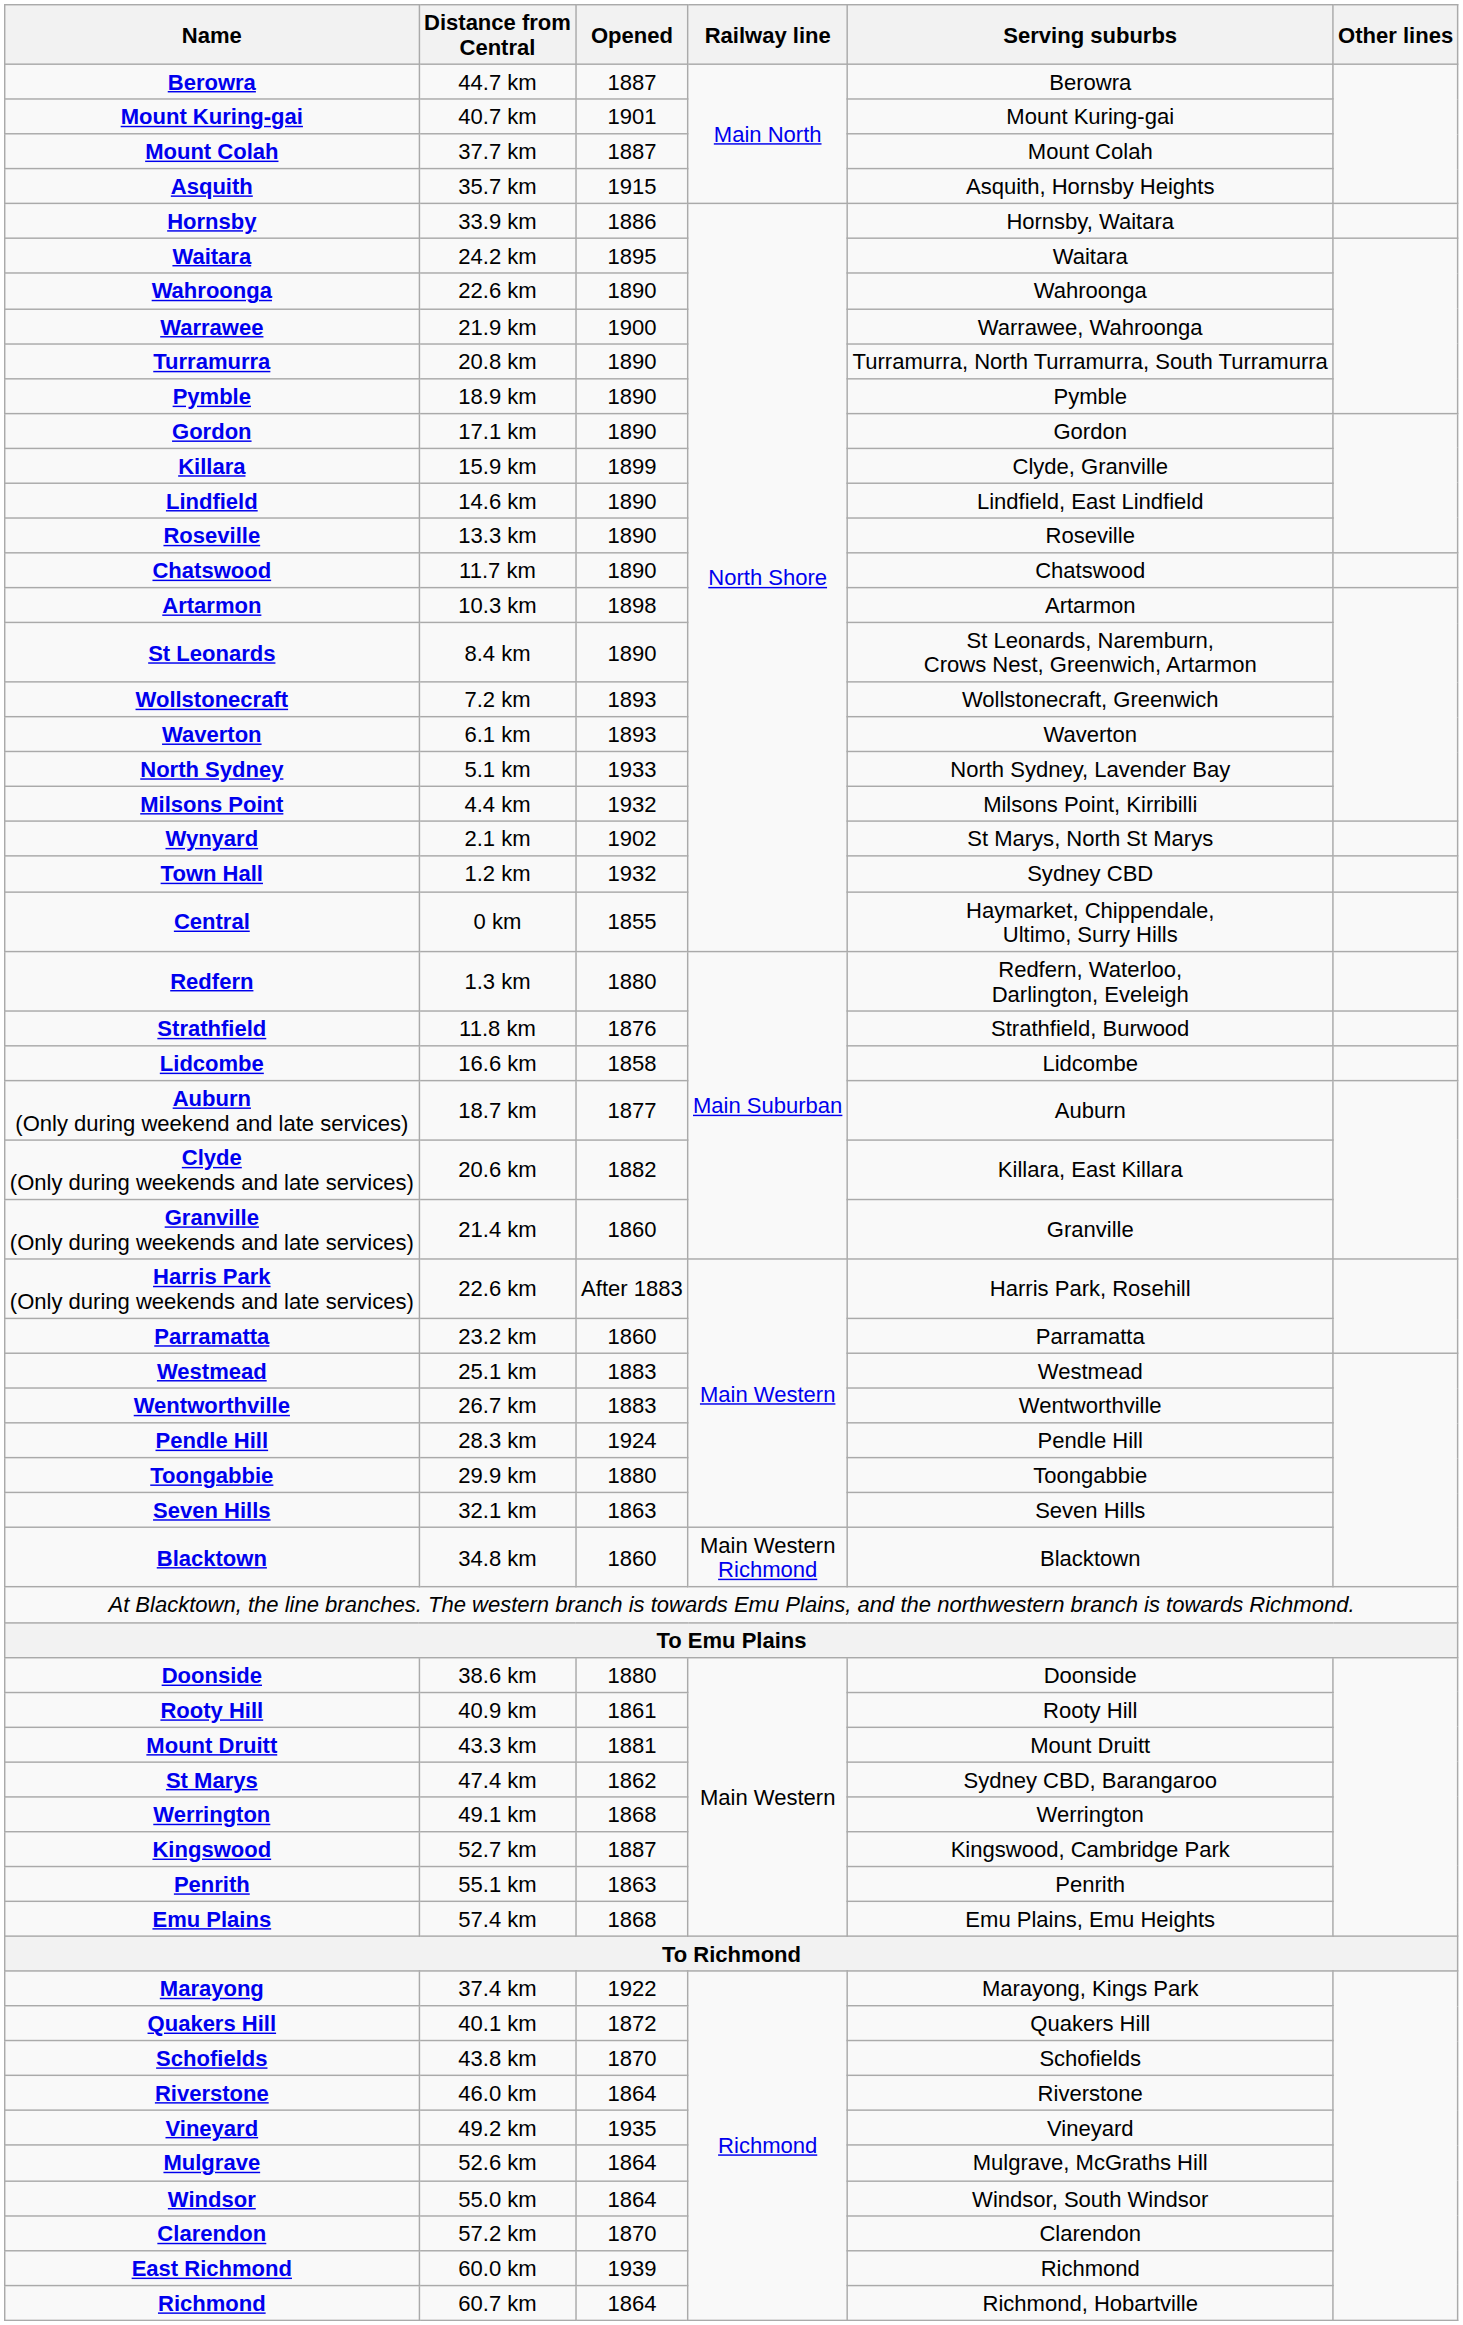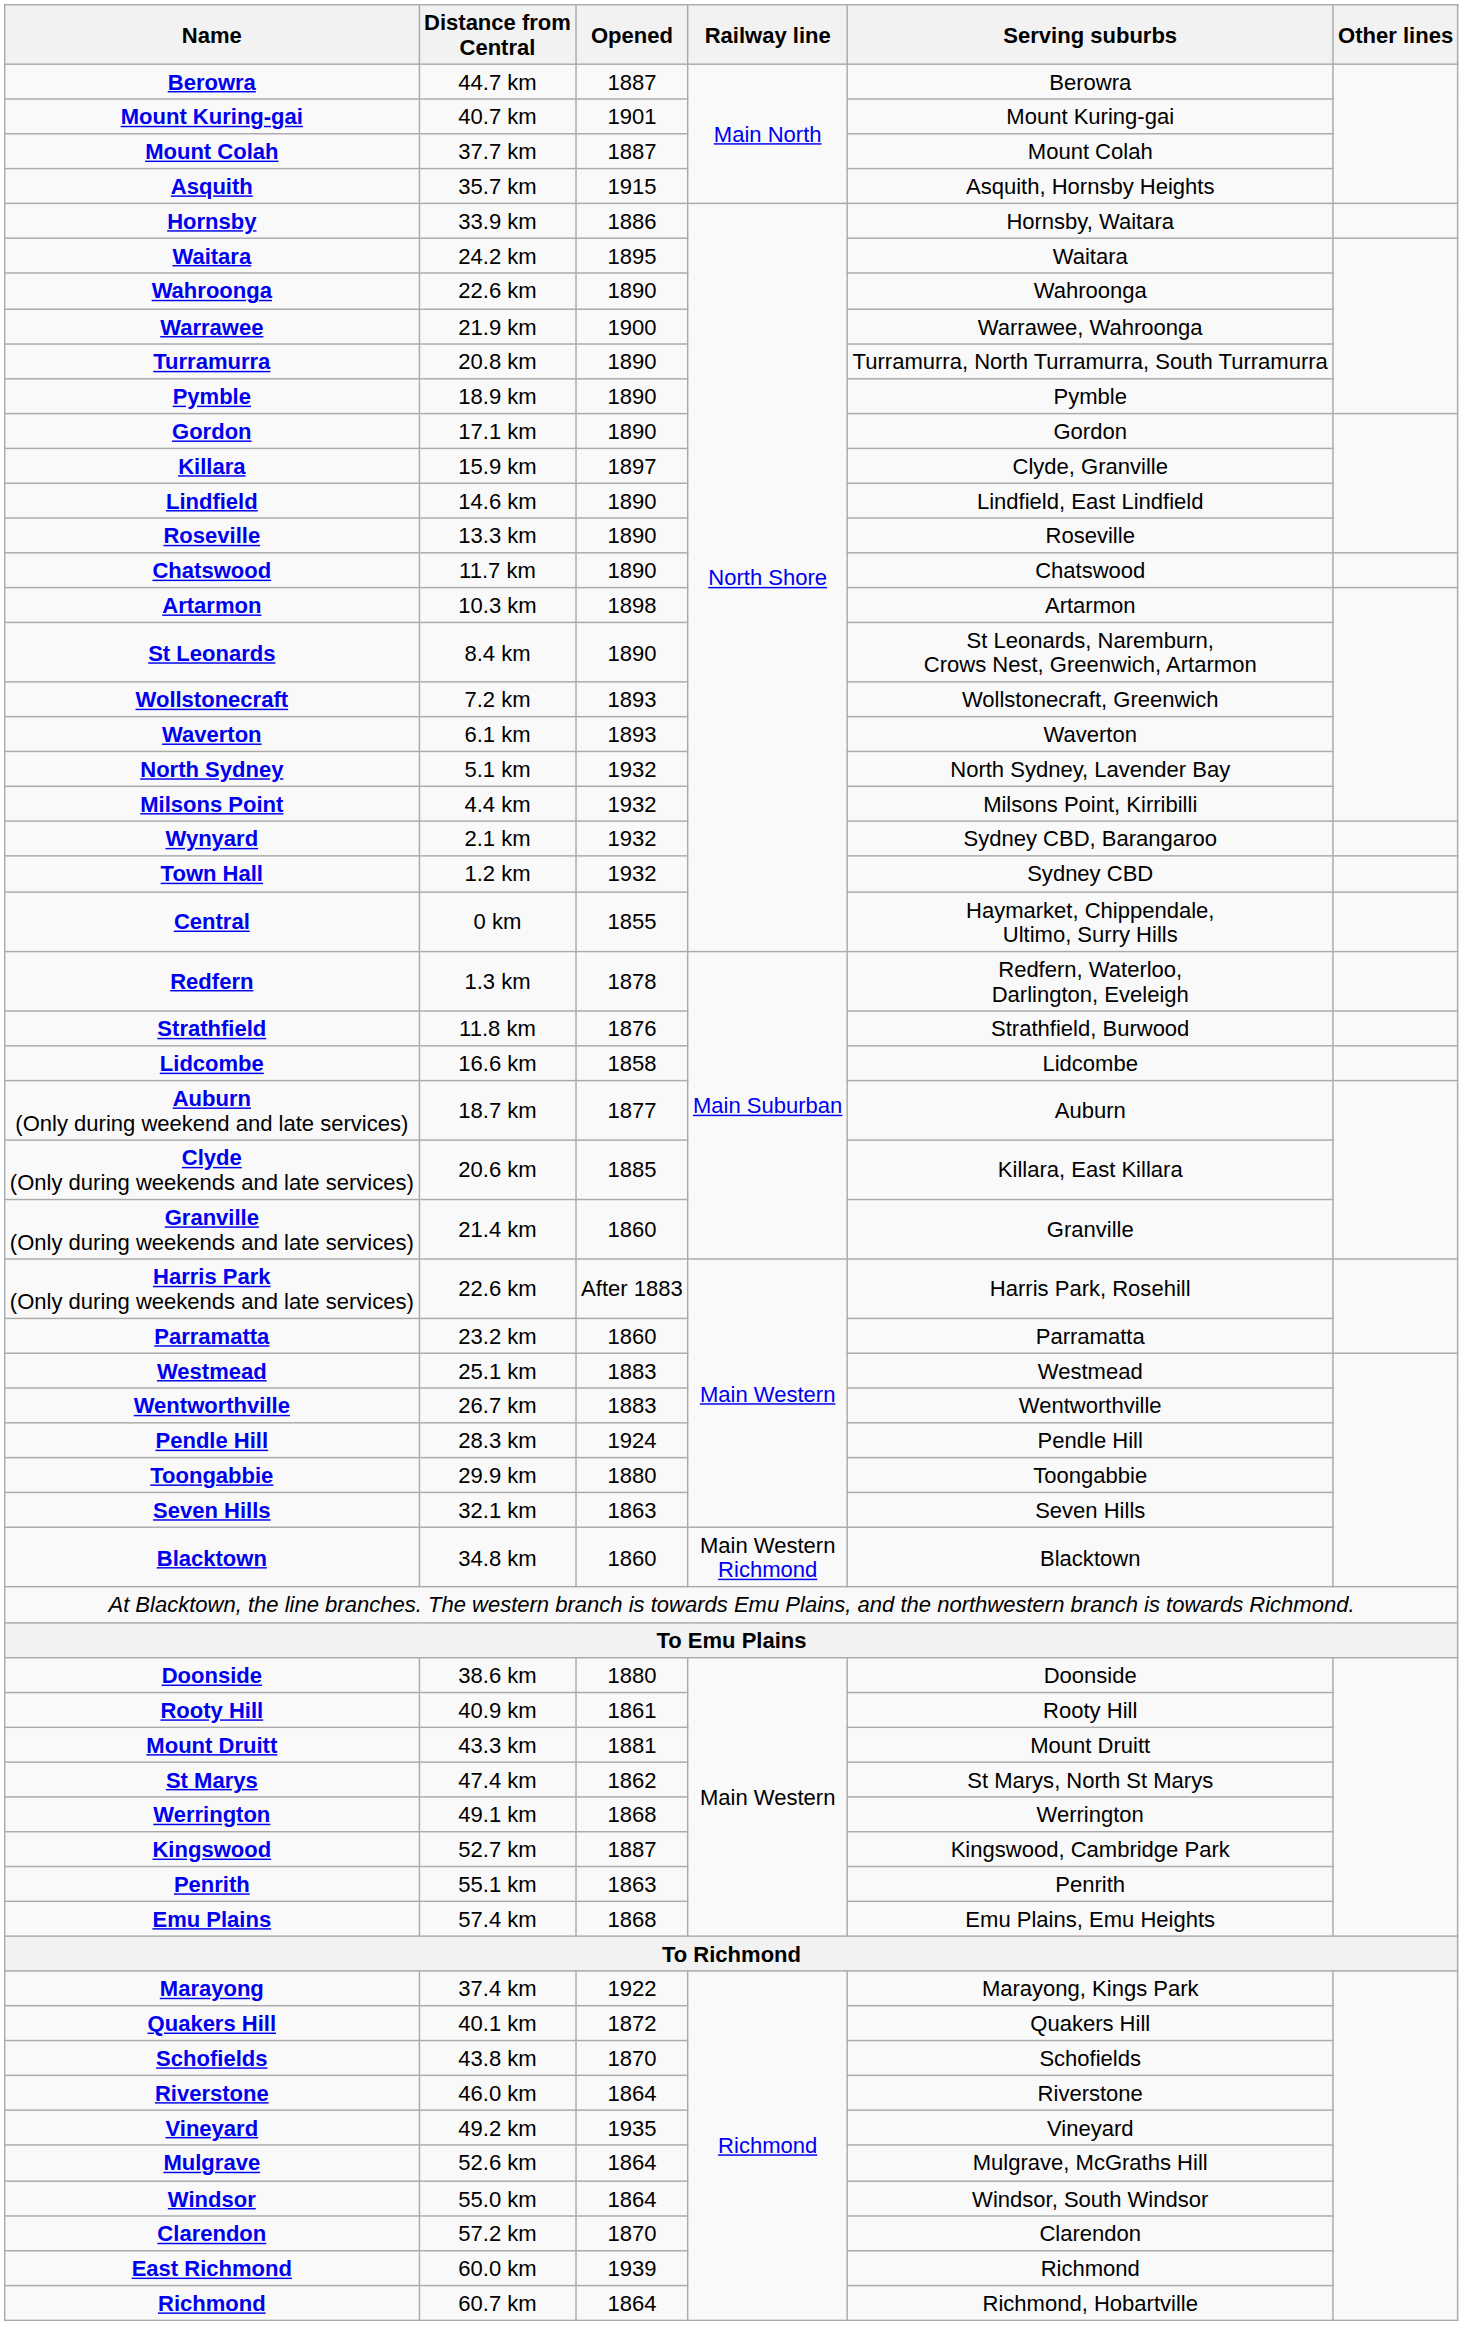(632, 466) 1899 -> (632, 466) 1897
(632, 769) 1933 -> (632, 769) 1932
(632, 839) 1902 -> (632, 839) 1932
(1090, 839) St Marys, North St Marys -> (1090, 839) Sydney CBD, Barangaroo
(632, 981) 1880 -> (632, 981) 1878
(632, 1170) 1882 -> (632, 1170) 1885
(1090, 1779) Sydney CBD, Barangaroo -> (1090, 1779) St Marys, North St Marys
